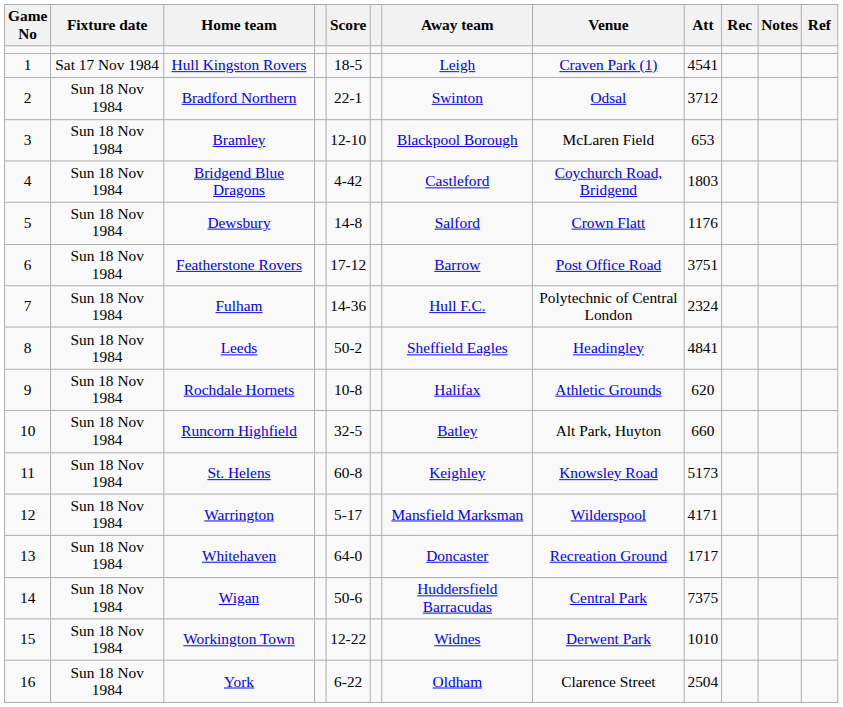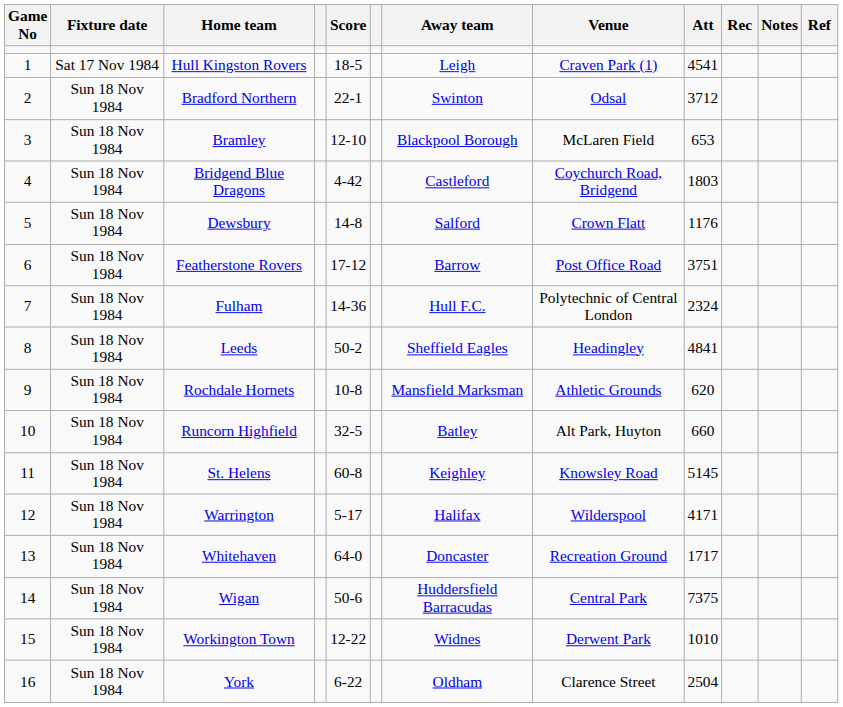(457, 389) Halifax -> (457, 389) Mansfield Marksman
(703, 473) 5173 -> (703, 473) 5145
(457, 514) Mansfield Marksman -> (457, 514) Halifax
